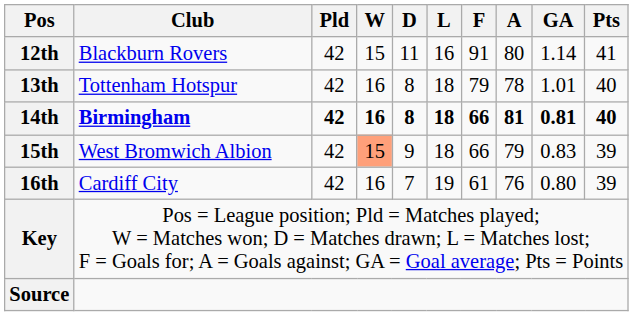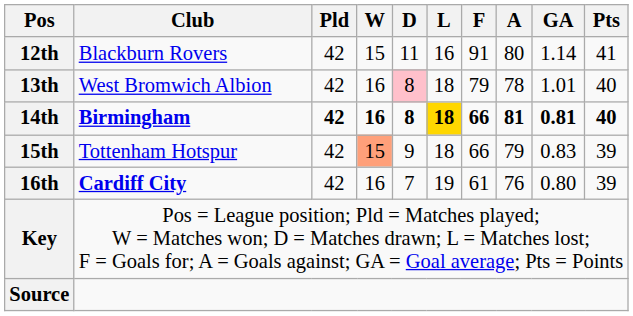(158, 85) Tottenham Hotspur -> (175, 85) West Bromwich Albion
(409, 85) no background -> (409, 85) pink background
(444, 118) no background -> (444, 118) gold background
(175, 150) West Bromwich Albion -> (158, 150) Tottenham Hotspur
(128, 183) normal -> (132, 183) bold
